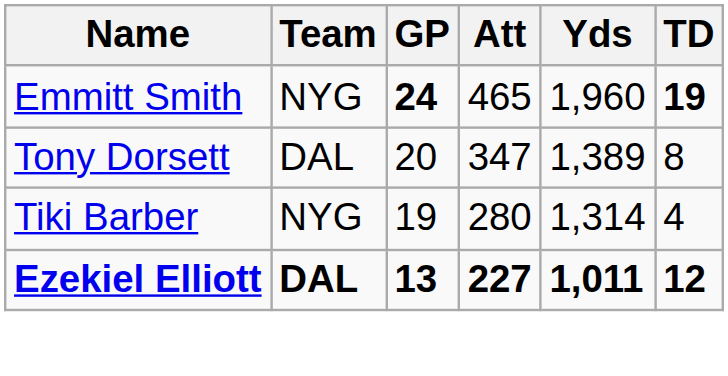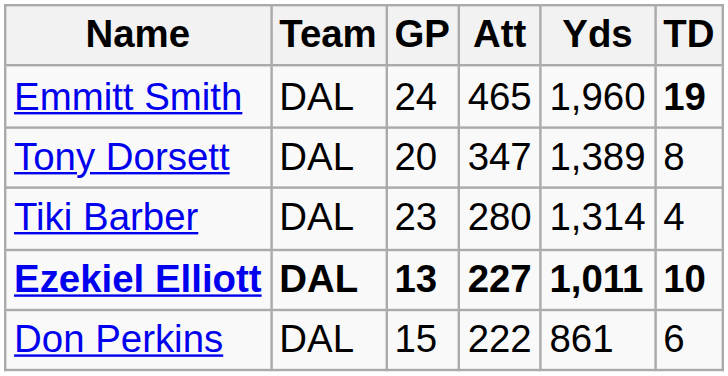(321, 95) NYG -> (317, 95) DAL
(416, 95) bold -> (416, 95) normal
(321, 217) NYG -> (317, 217) DAL
(416, 217) 19 -> (416, 217) 23
(685, 278) 12 -> (685, 278) 10
+ row: (119, 339)
